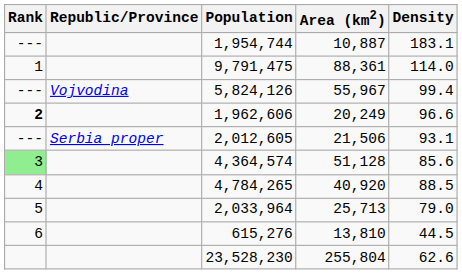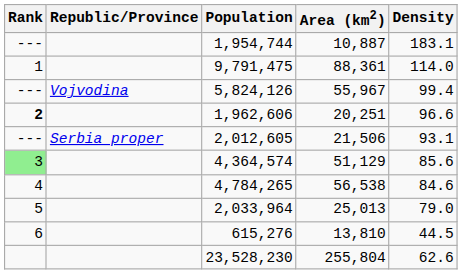(359, 115) 20,249 -> (359, 115) 20,251
(359, 163) 51,128 -> (359, 163) 51,129
(359, 186) 40,920 -> (359, 186) 56,538
(436, 186) 88.5 -> (436, 186) 84.6
(359, 210) 25,713 -> (359, 210) 25,013
